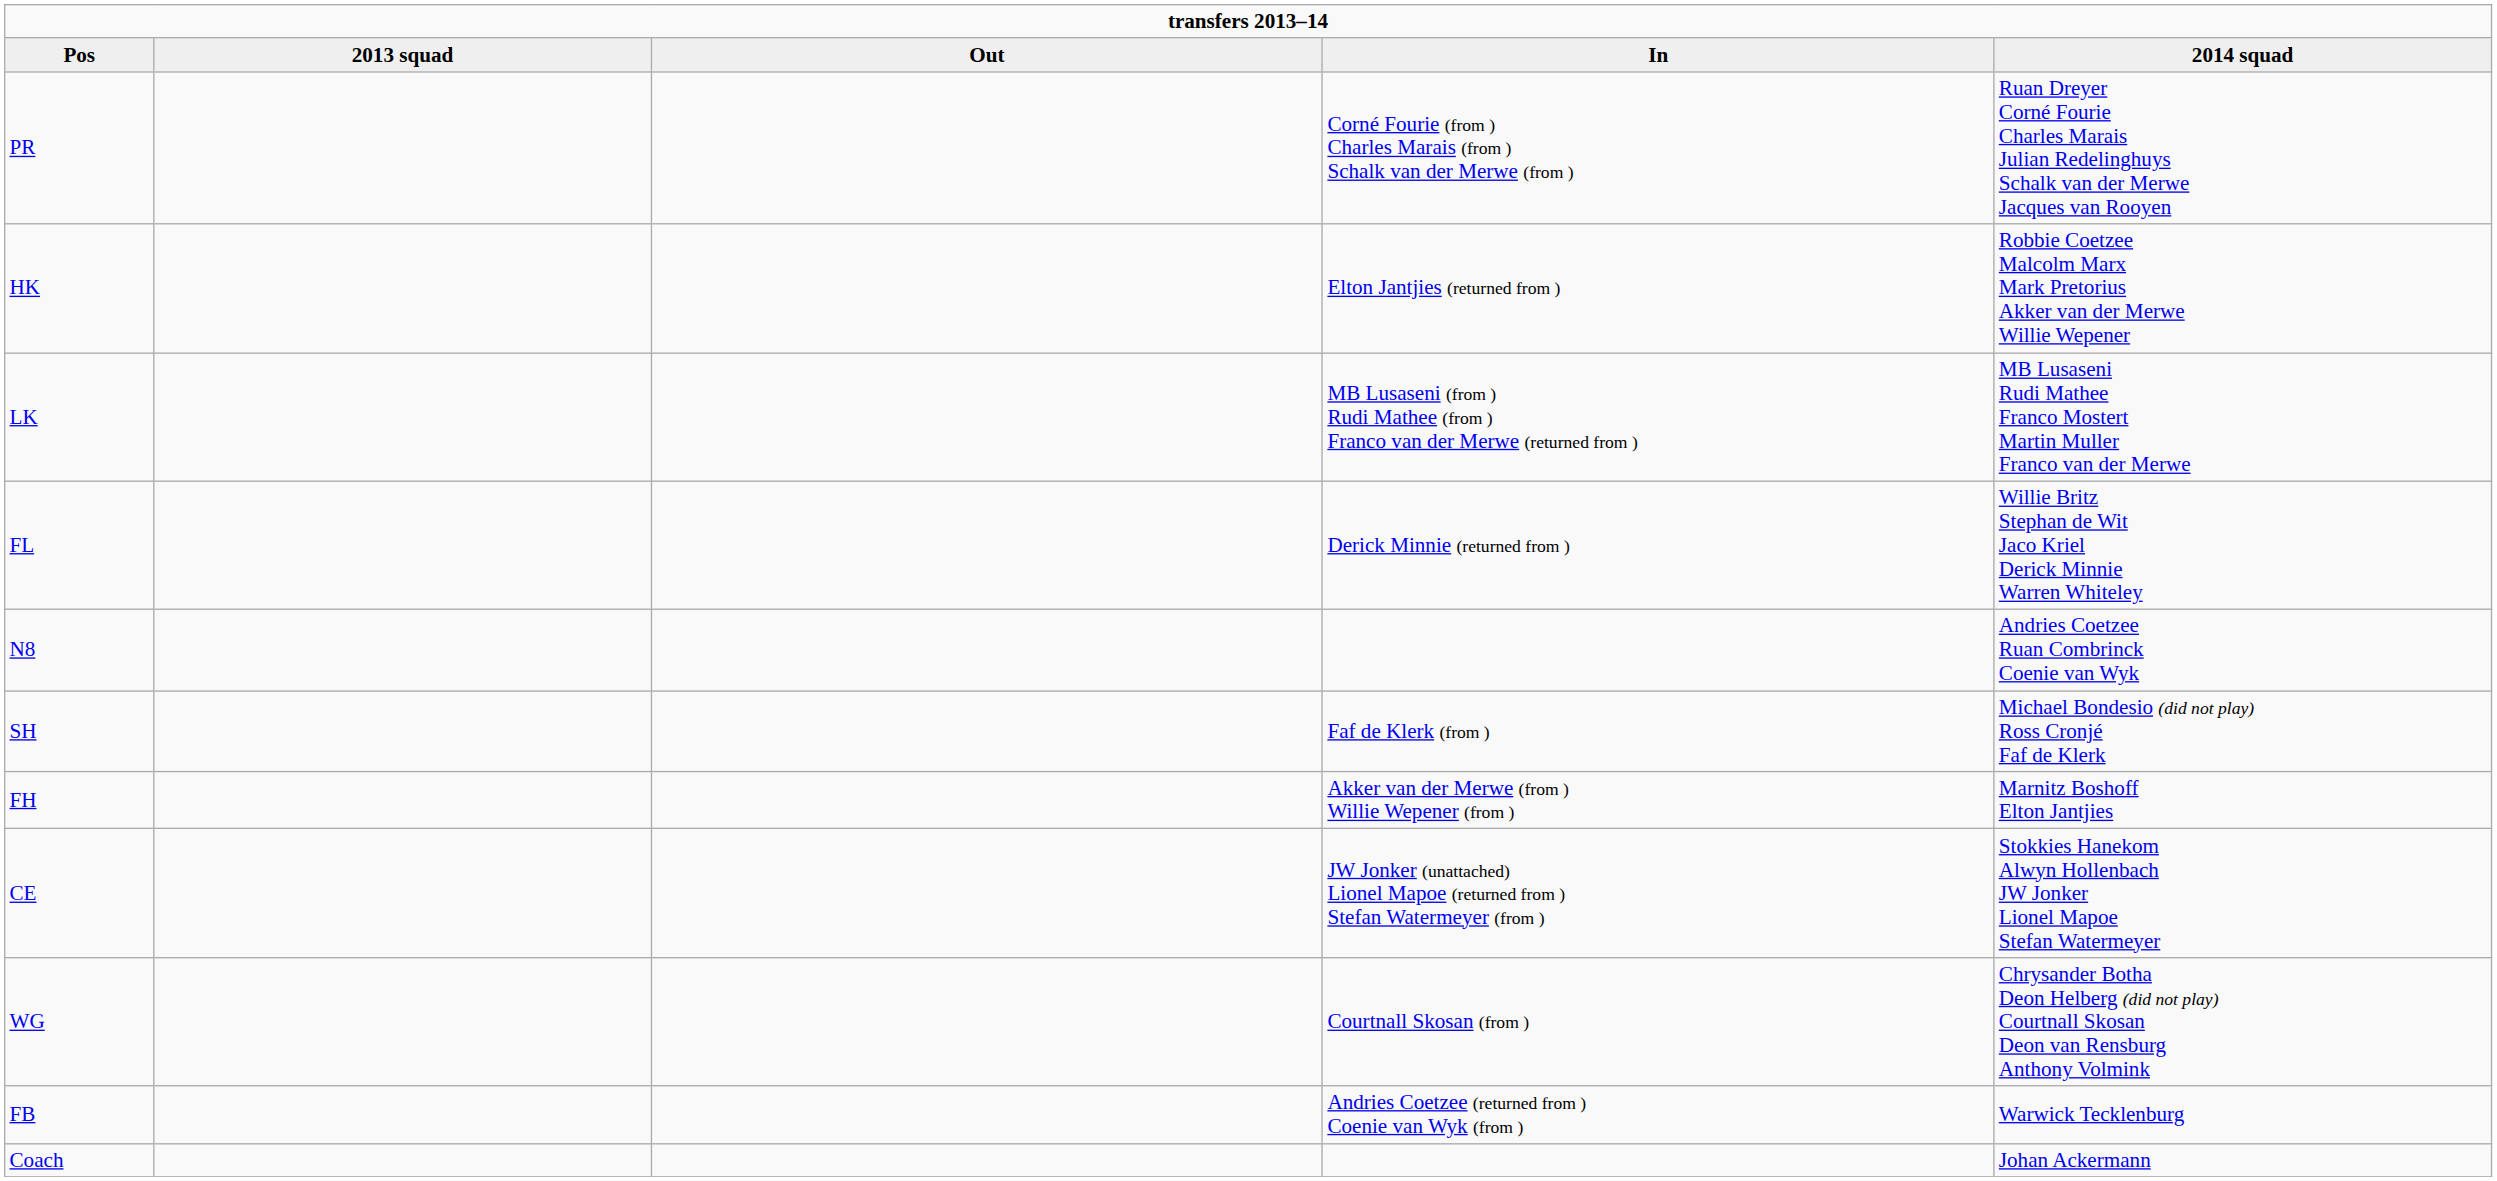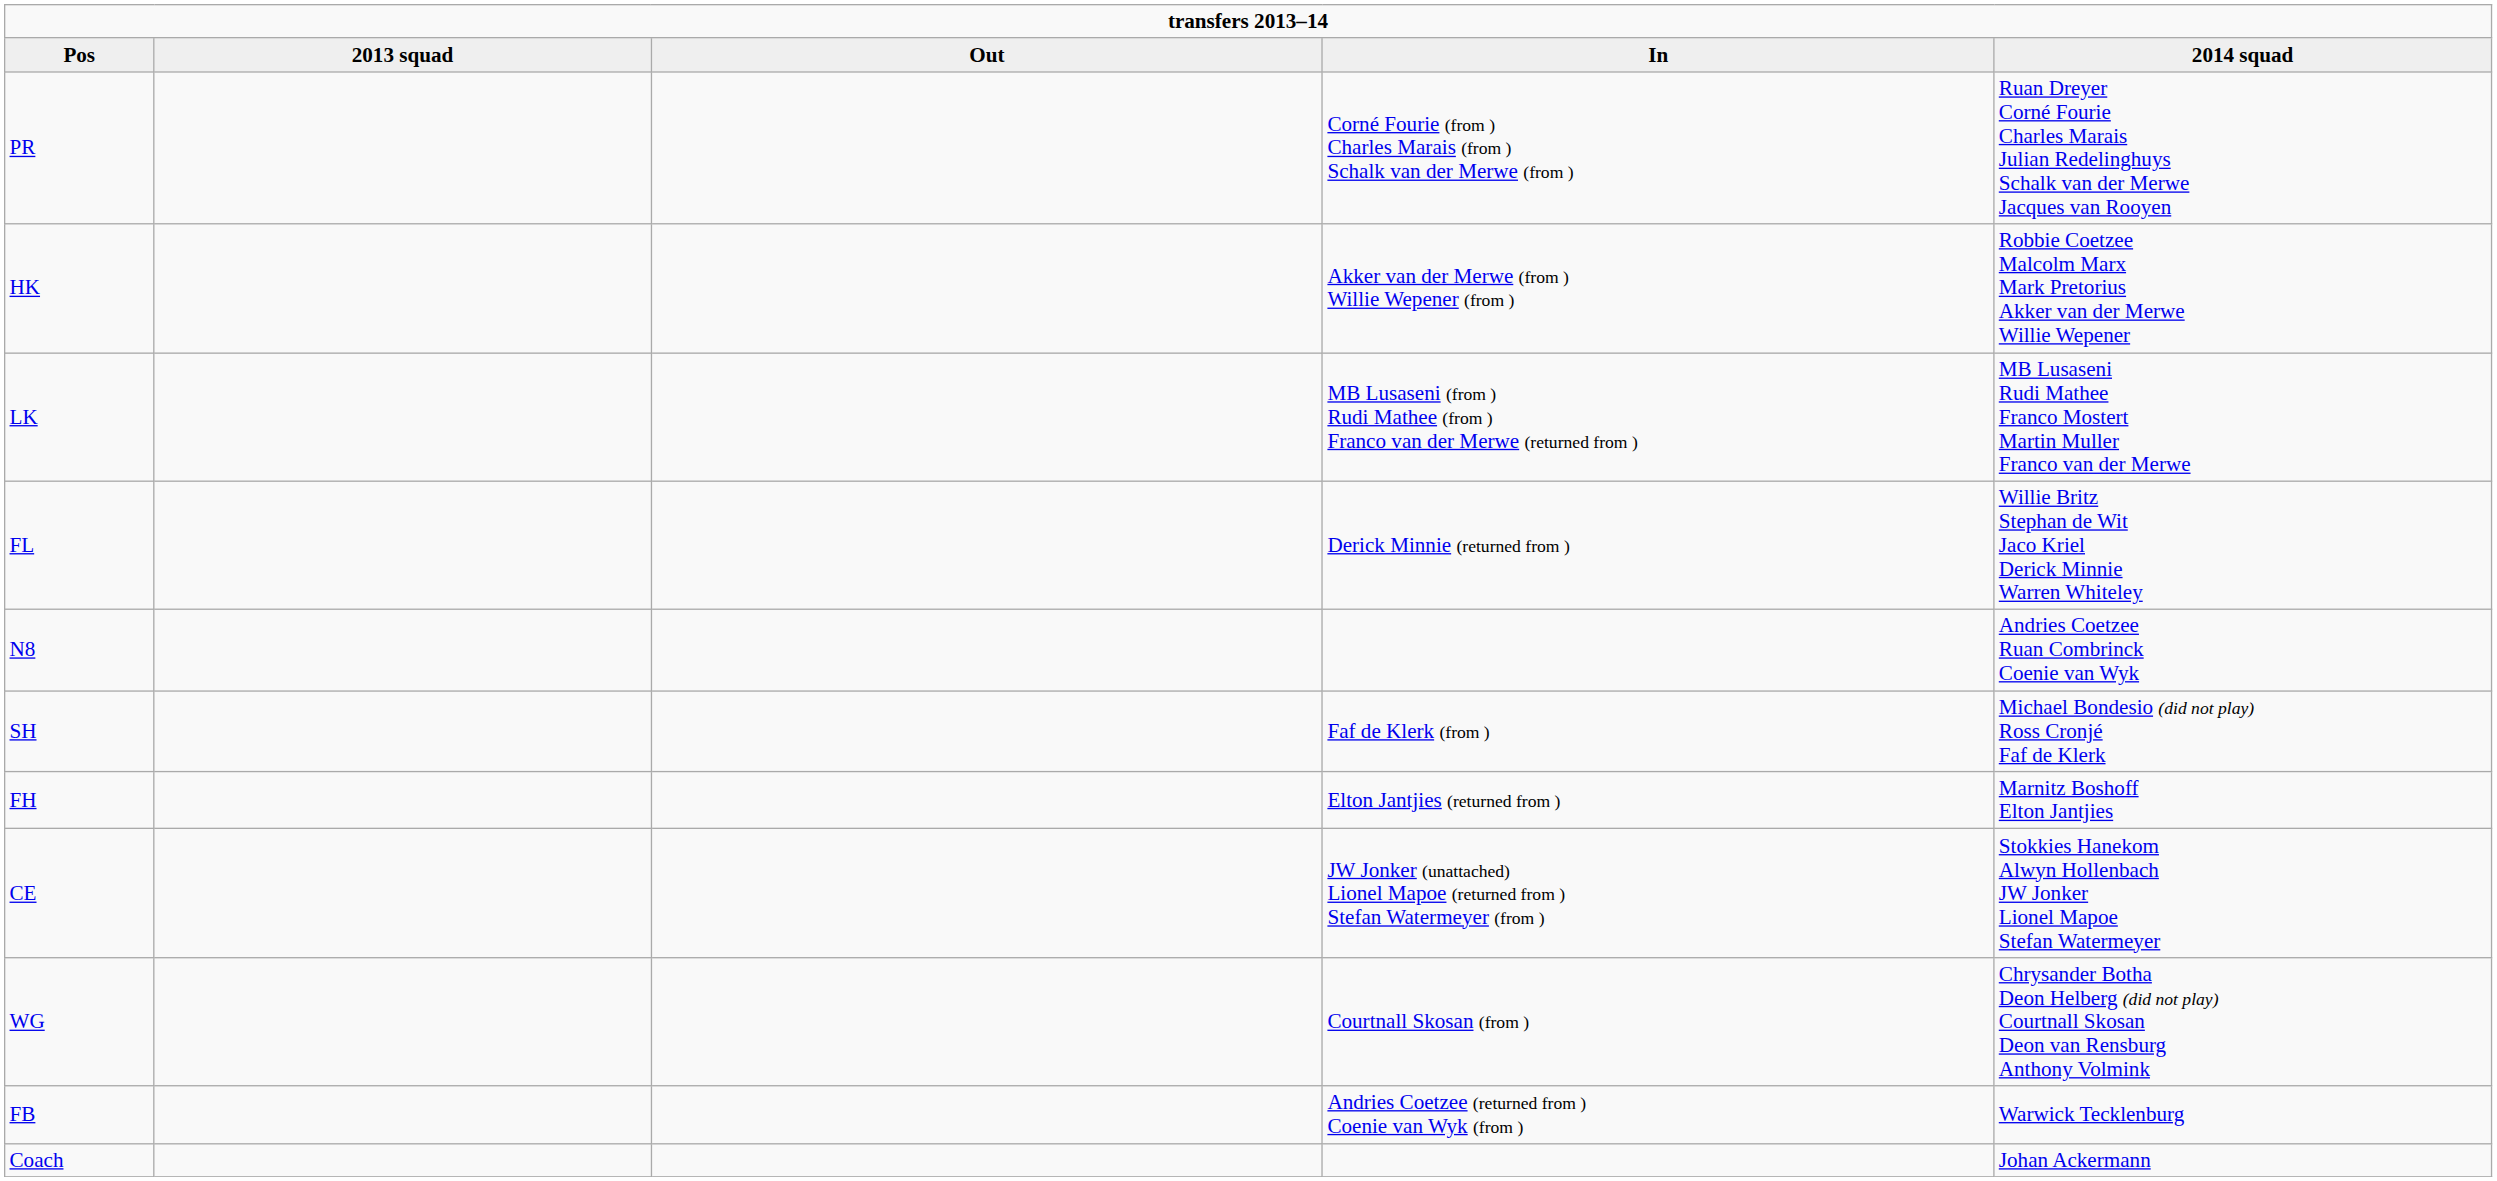(1444, 288) Elton Jantjies (returned from ) -> (1448, 288) Akker van der Merwe (from ) Willie Wepener (from )
(1448, 800) Akker van der Merwe (from ) Willie Wepener (from ) -> (1444, 800) Elton Jantjies (returned from )
